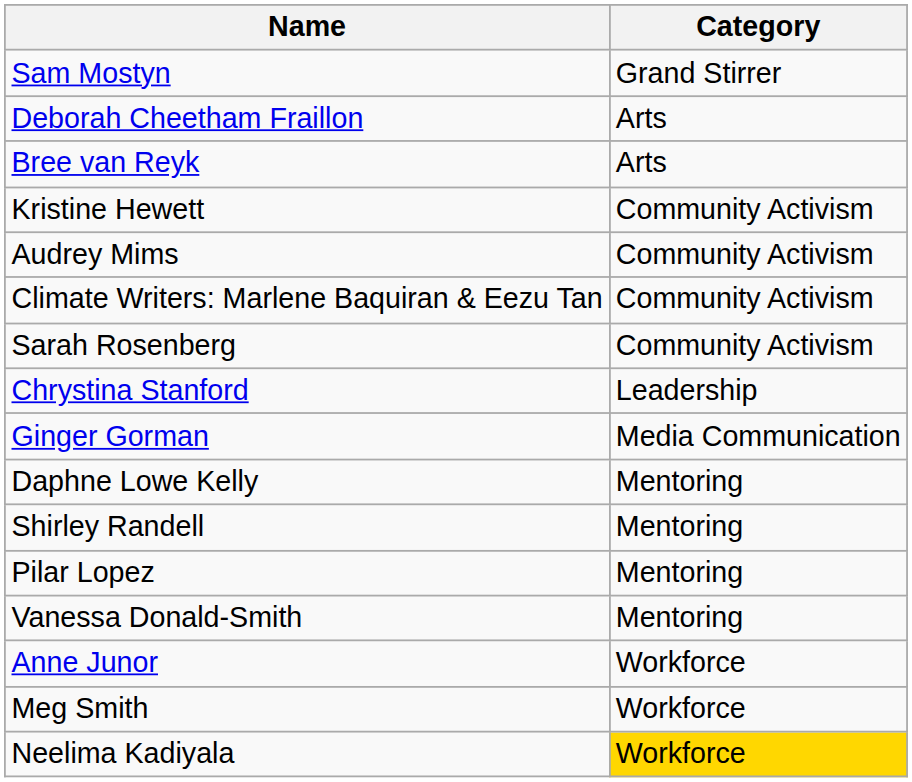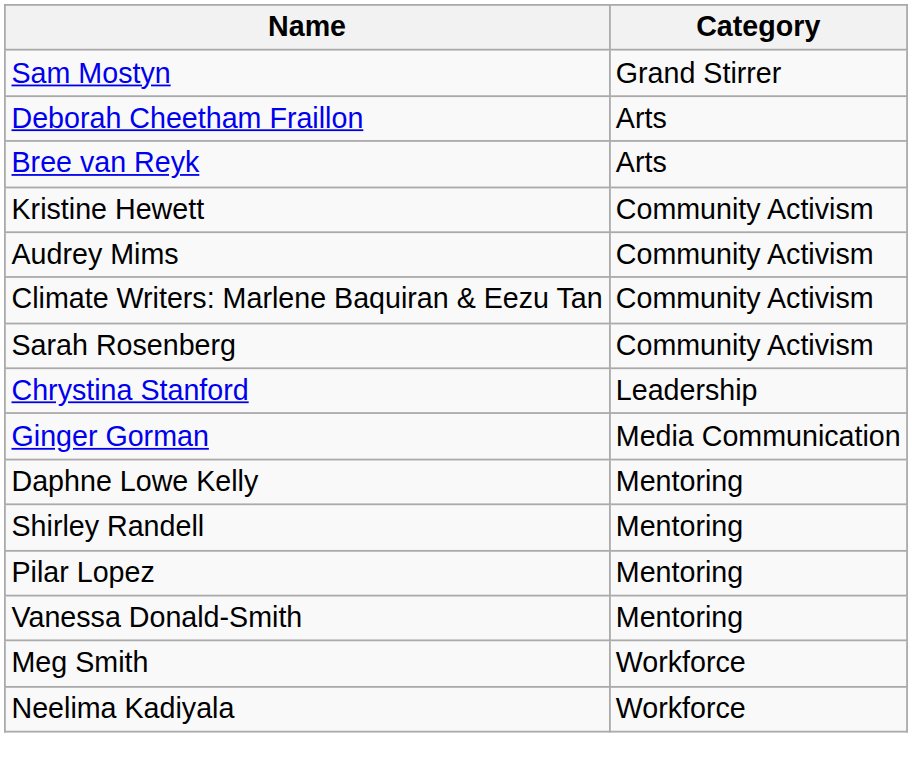- row: (85, 663)
(681, 753) gold background -> (681, 708) no background
